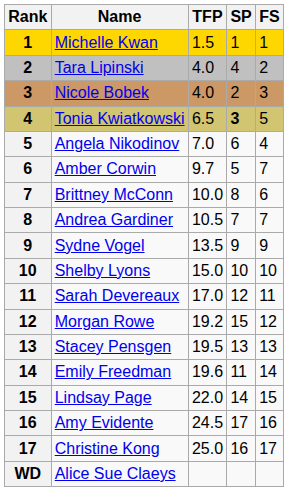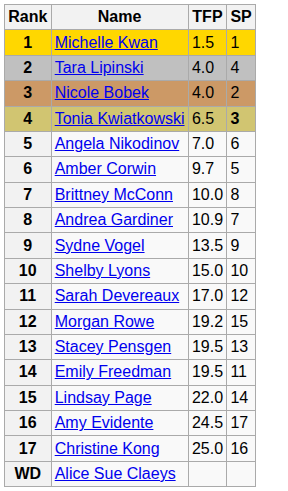- column: (269, 17)
(207, 220) 10.5 -> (207, 220) 10.9
(207, 372) 19.6 -> (207, 372) 19.5
